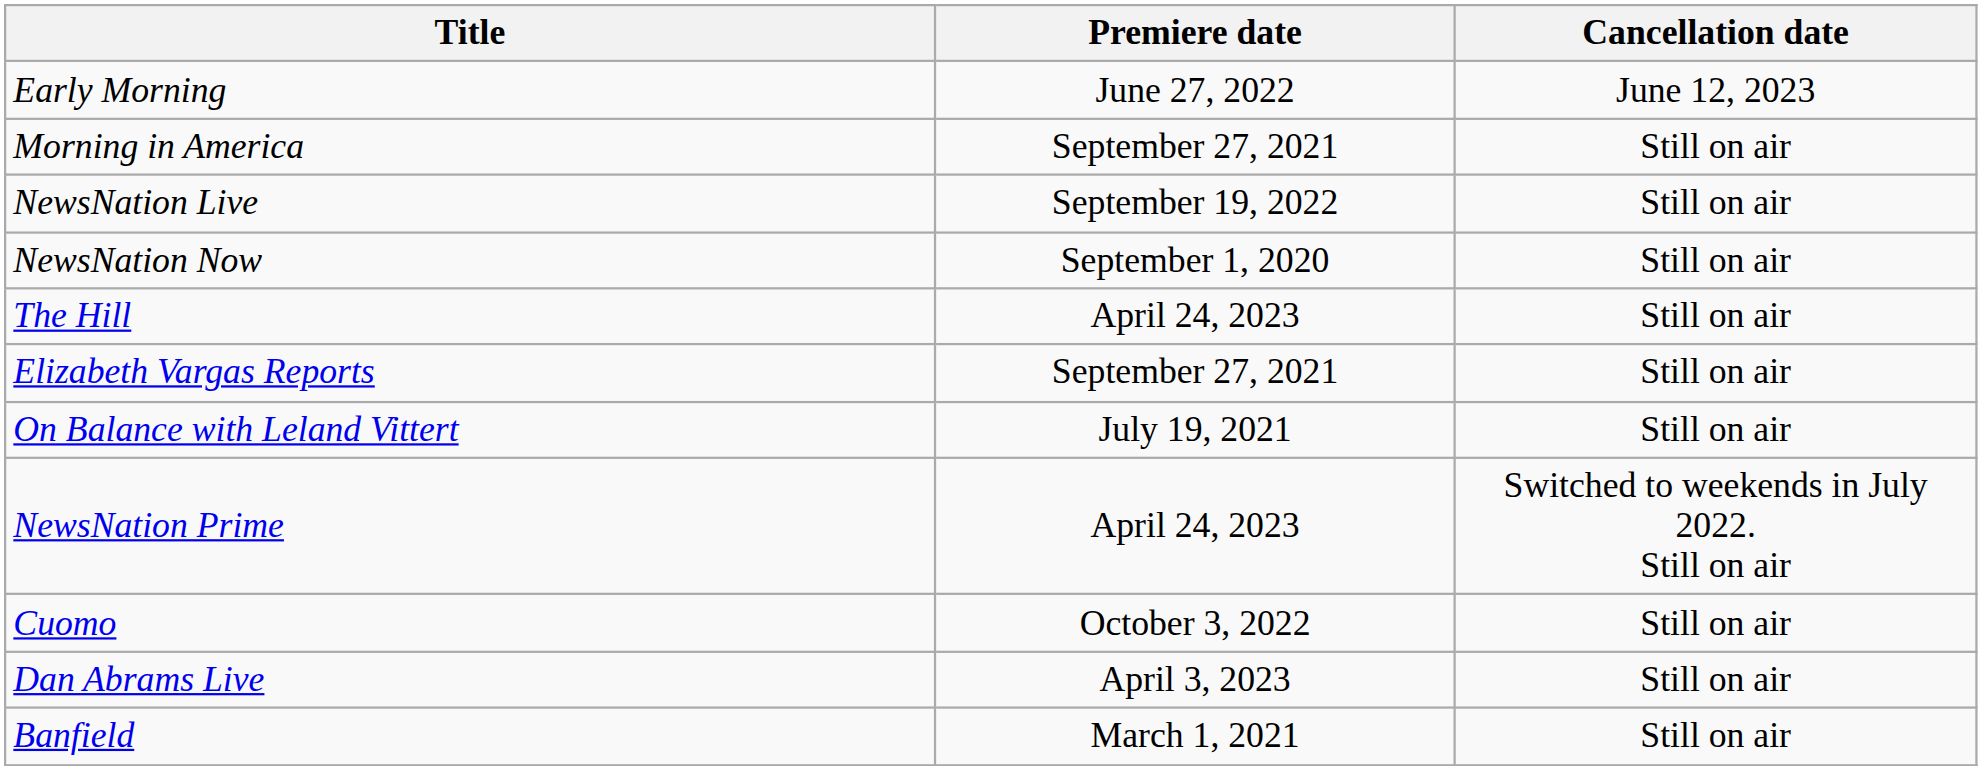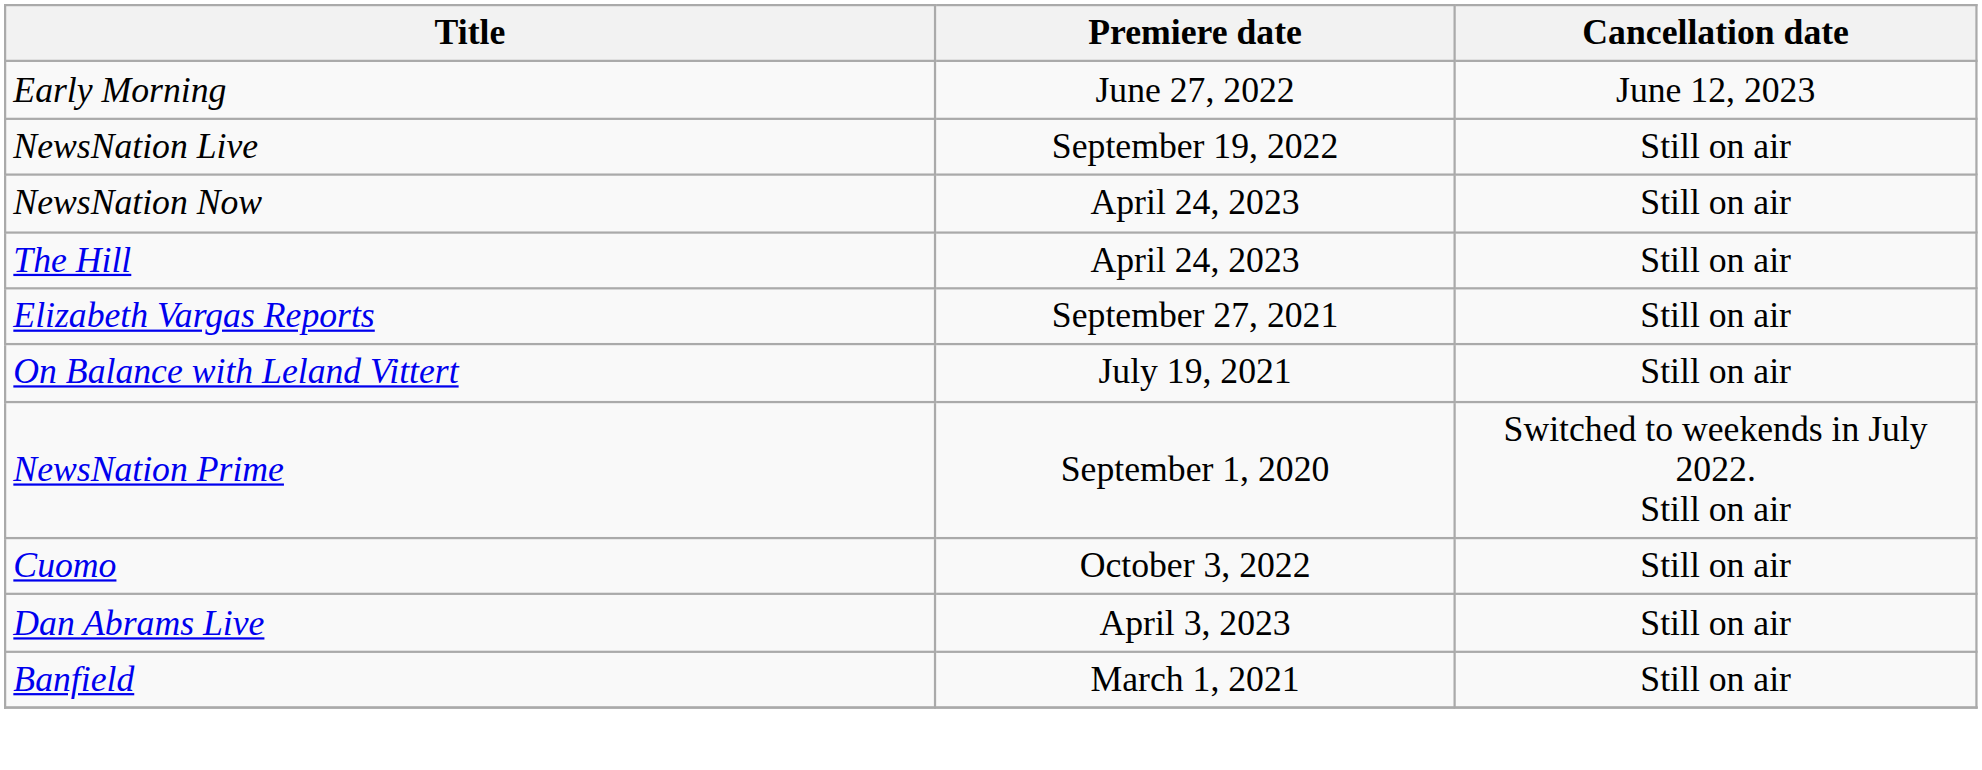- row: (159, 145)
(1195, 259) September 1, 2020 -> (1195, 202) April 24, 2023
(1195, 525) April 24, 2023 -> (1195, 469) September 1, 2020
